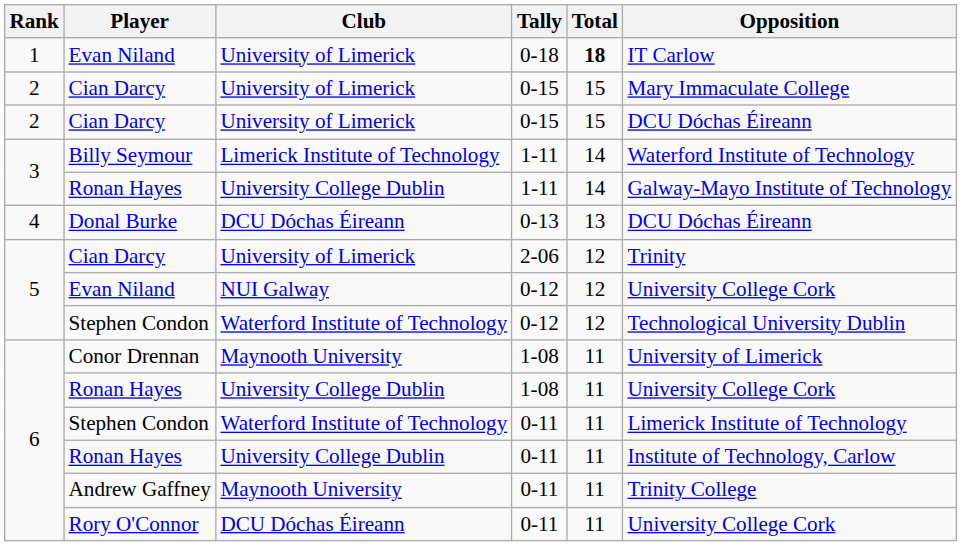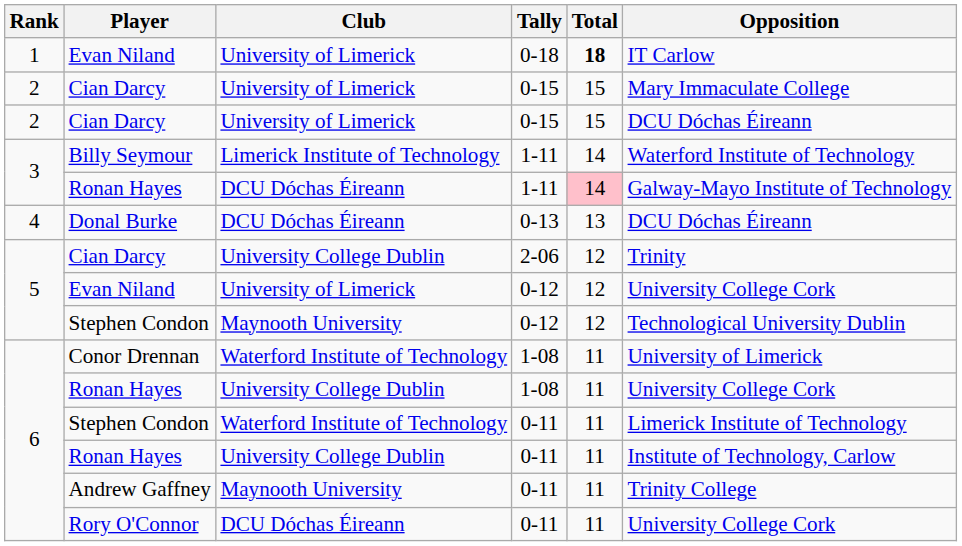(332, 188) University College Dublin -> (313, 188) DCU Dóchas Éireann
(595, 188) no background -> (595, 188) pink background
(318, 255) University of Limerick -> (332, 255) University College Dublin
(275, 289) NUI Galway -> (318, 289) University of Limerick
(364, 322) Waterford Institute of Technology -> (311, 322) Maynooth University
(311, 356) Maynooth University -> (364, 356) Waterford Institute of Technology
